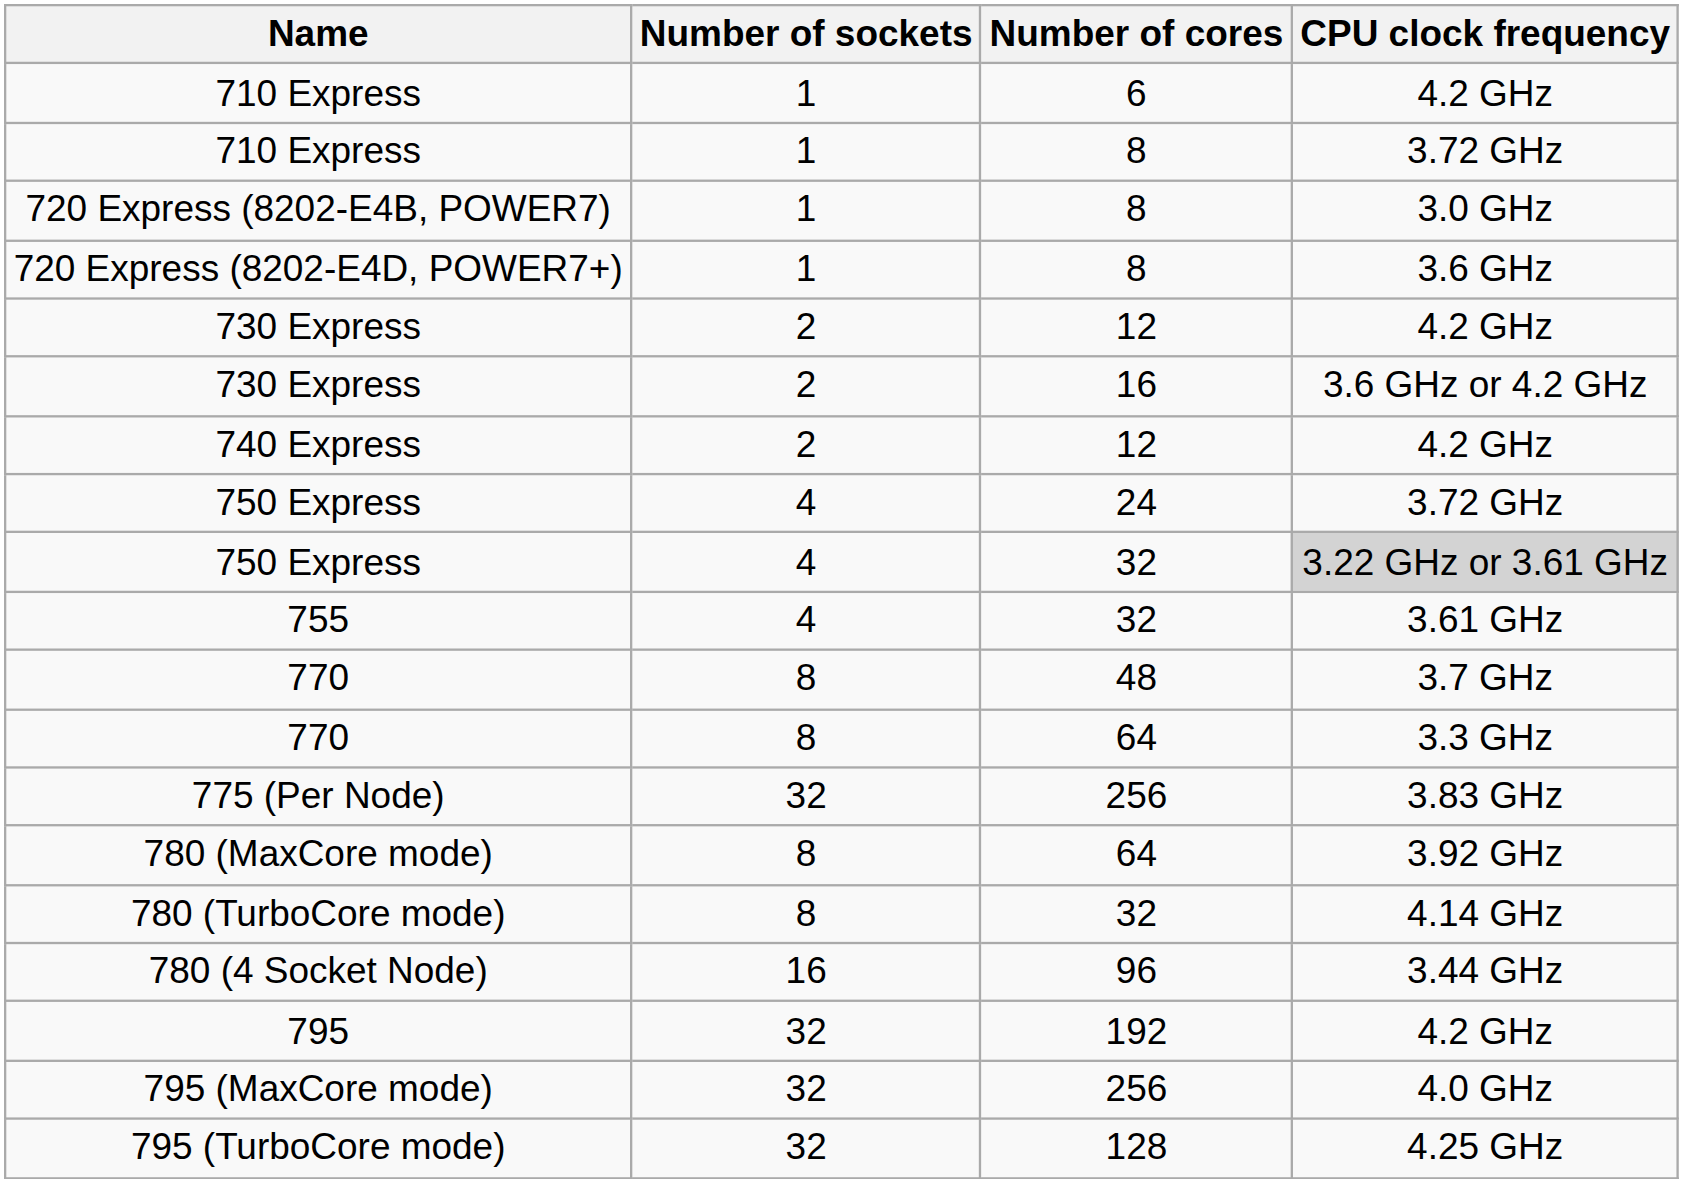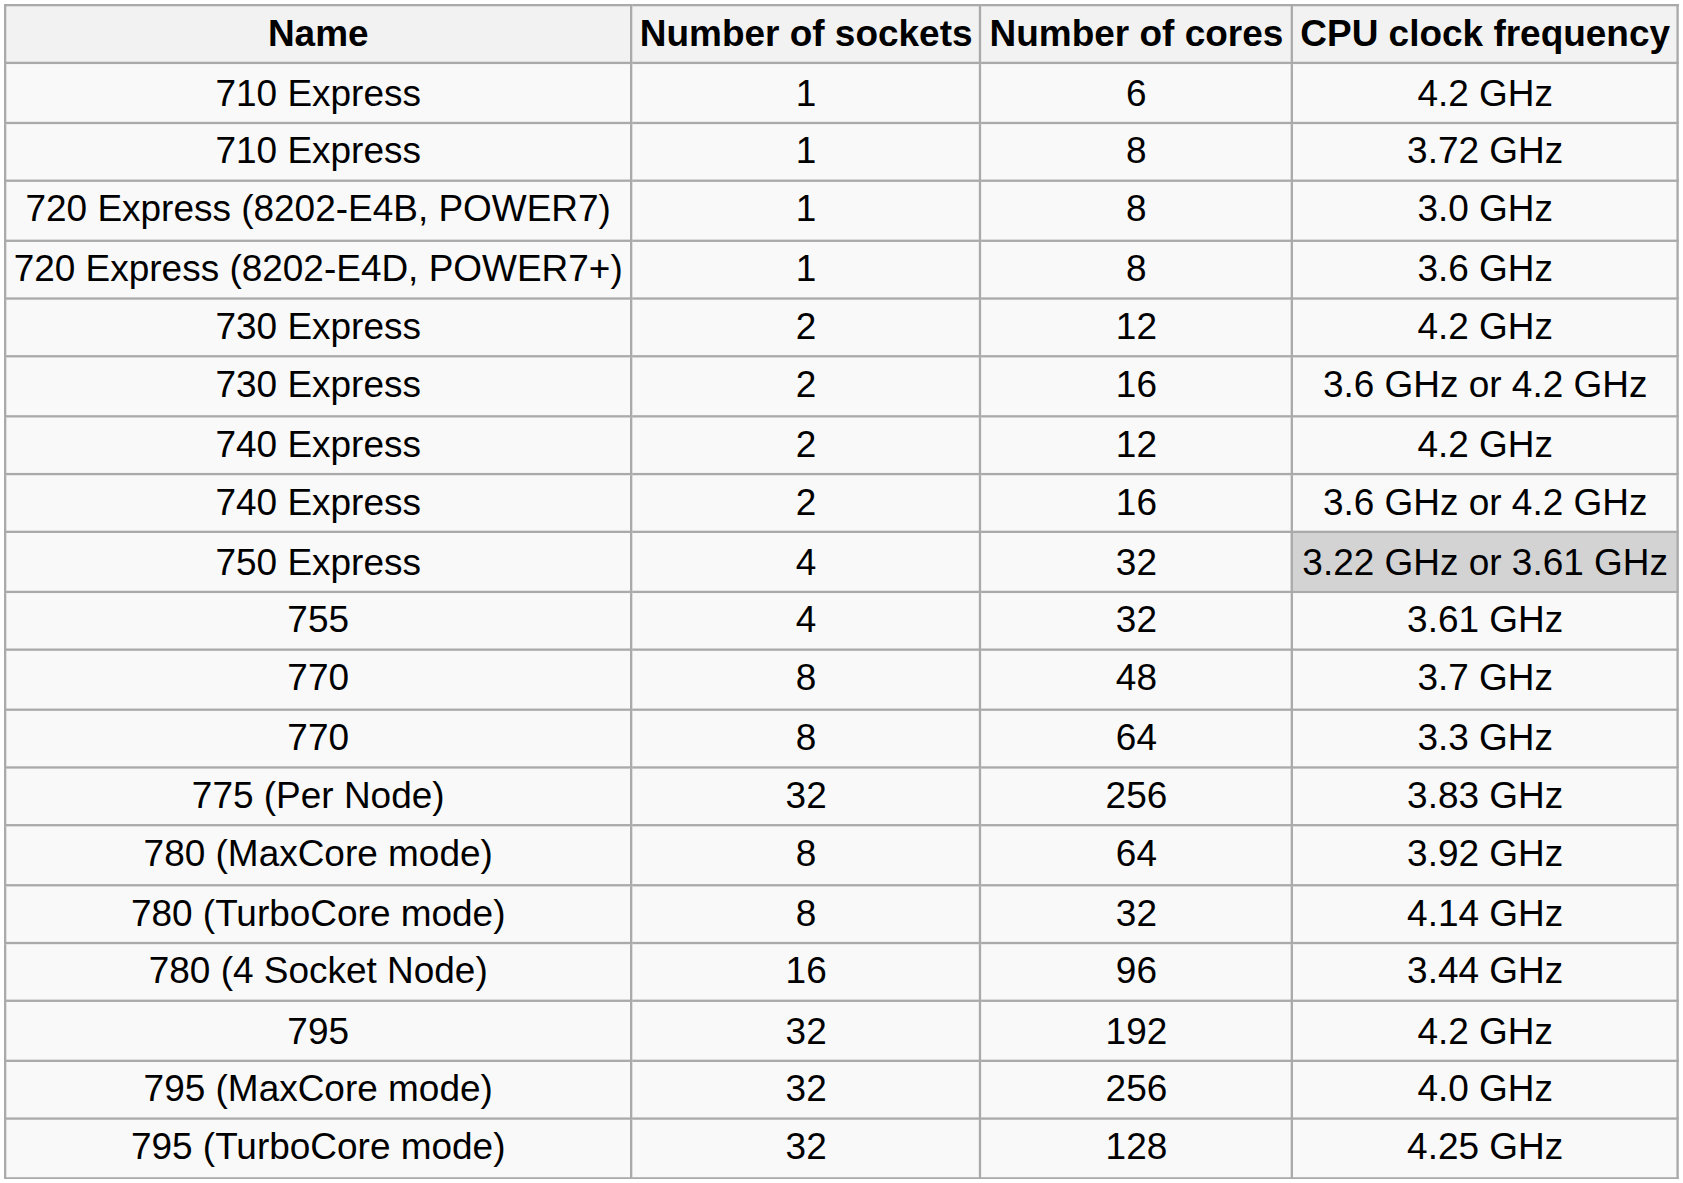+ row: (318, 502)
- row: (318, 502)
